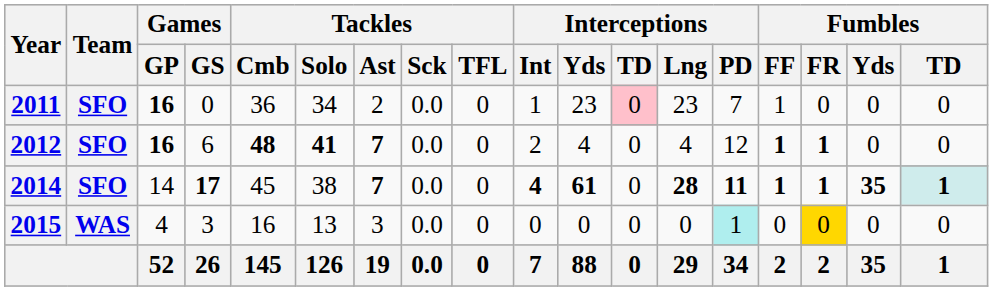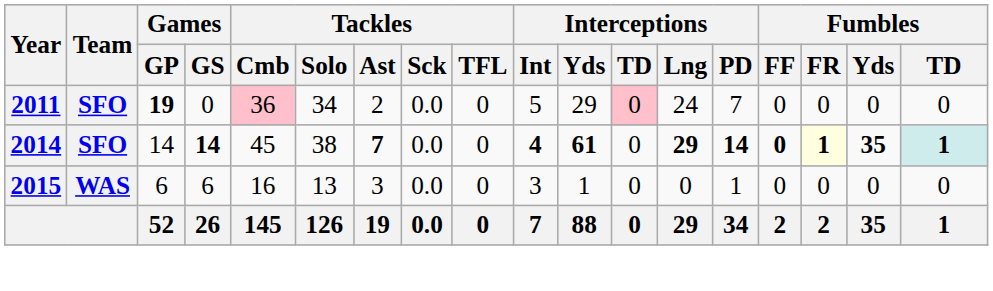(162, 104) 16 -> (162, 104) 19
(263, 104) no background -> (263, 104) pink background
(535, 104) 1 -> (535, 104) 5
(584, 104) 23 -> (584, 104) 29
(685, 104) 23 -> (685, 104) 24
(780, 104) 1 -> (780, 104) 0
- row: (36, 144)
(208, 184) 17 -> (208, 144) 14
(685, 184) 28 -> (685, 144) 29
(736, 184) 11 -> (736, 144) 14
(780, 184) 1 -> (780, 144) 0
(824, 184) no background -> (824, 144) lightyellow background
(162, 225) 4 -> (162, 184) 6
(208, 225) 3 -> (208, 184) 6
(535, 225) 0 -> (535, 184) 3
(584, 225) 0 -> (584, 184) 1
(736, 225) paleturquoise background -> (736, 184) no background
(824, 225) gold background -> (824, 184) no background
